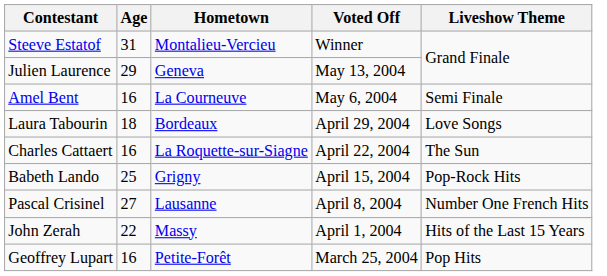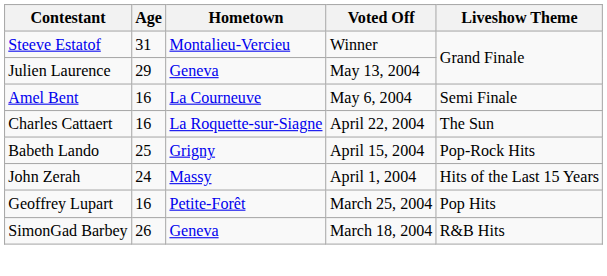- row: (58, 124)
- row: (56, 203)
(129, 230) 22 -> (143, 177) 24
+ row: (68, 230)
